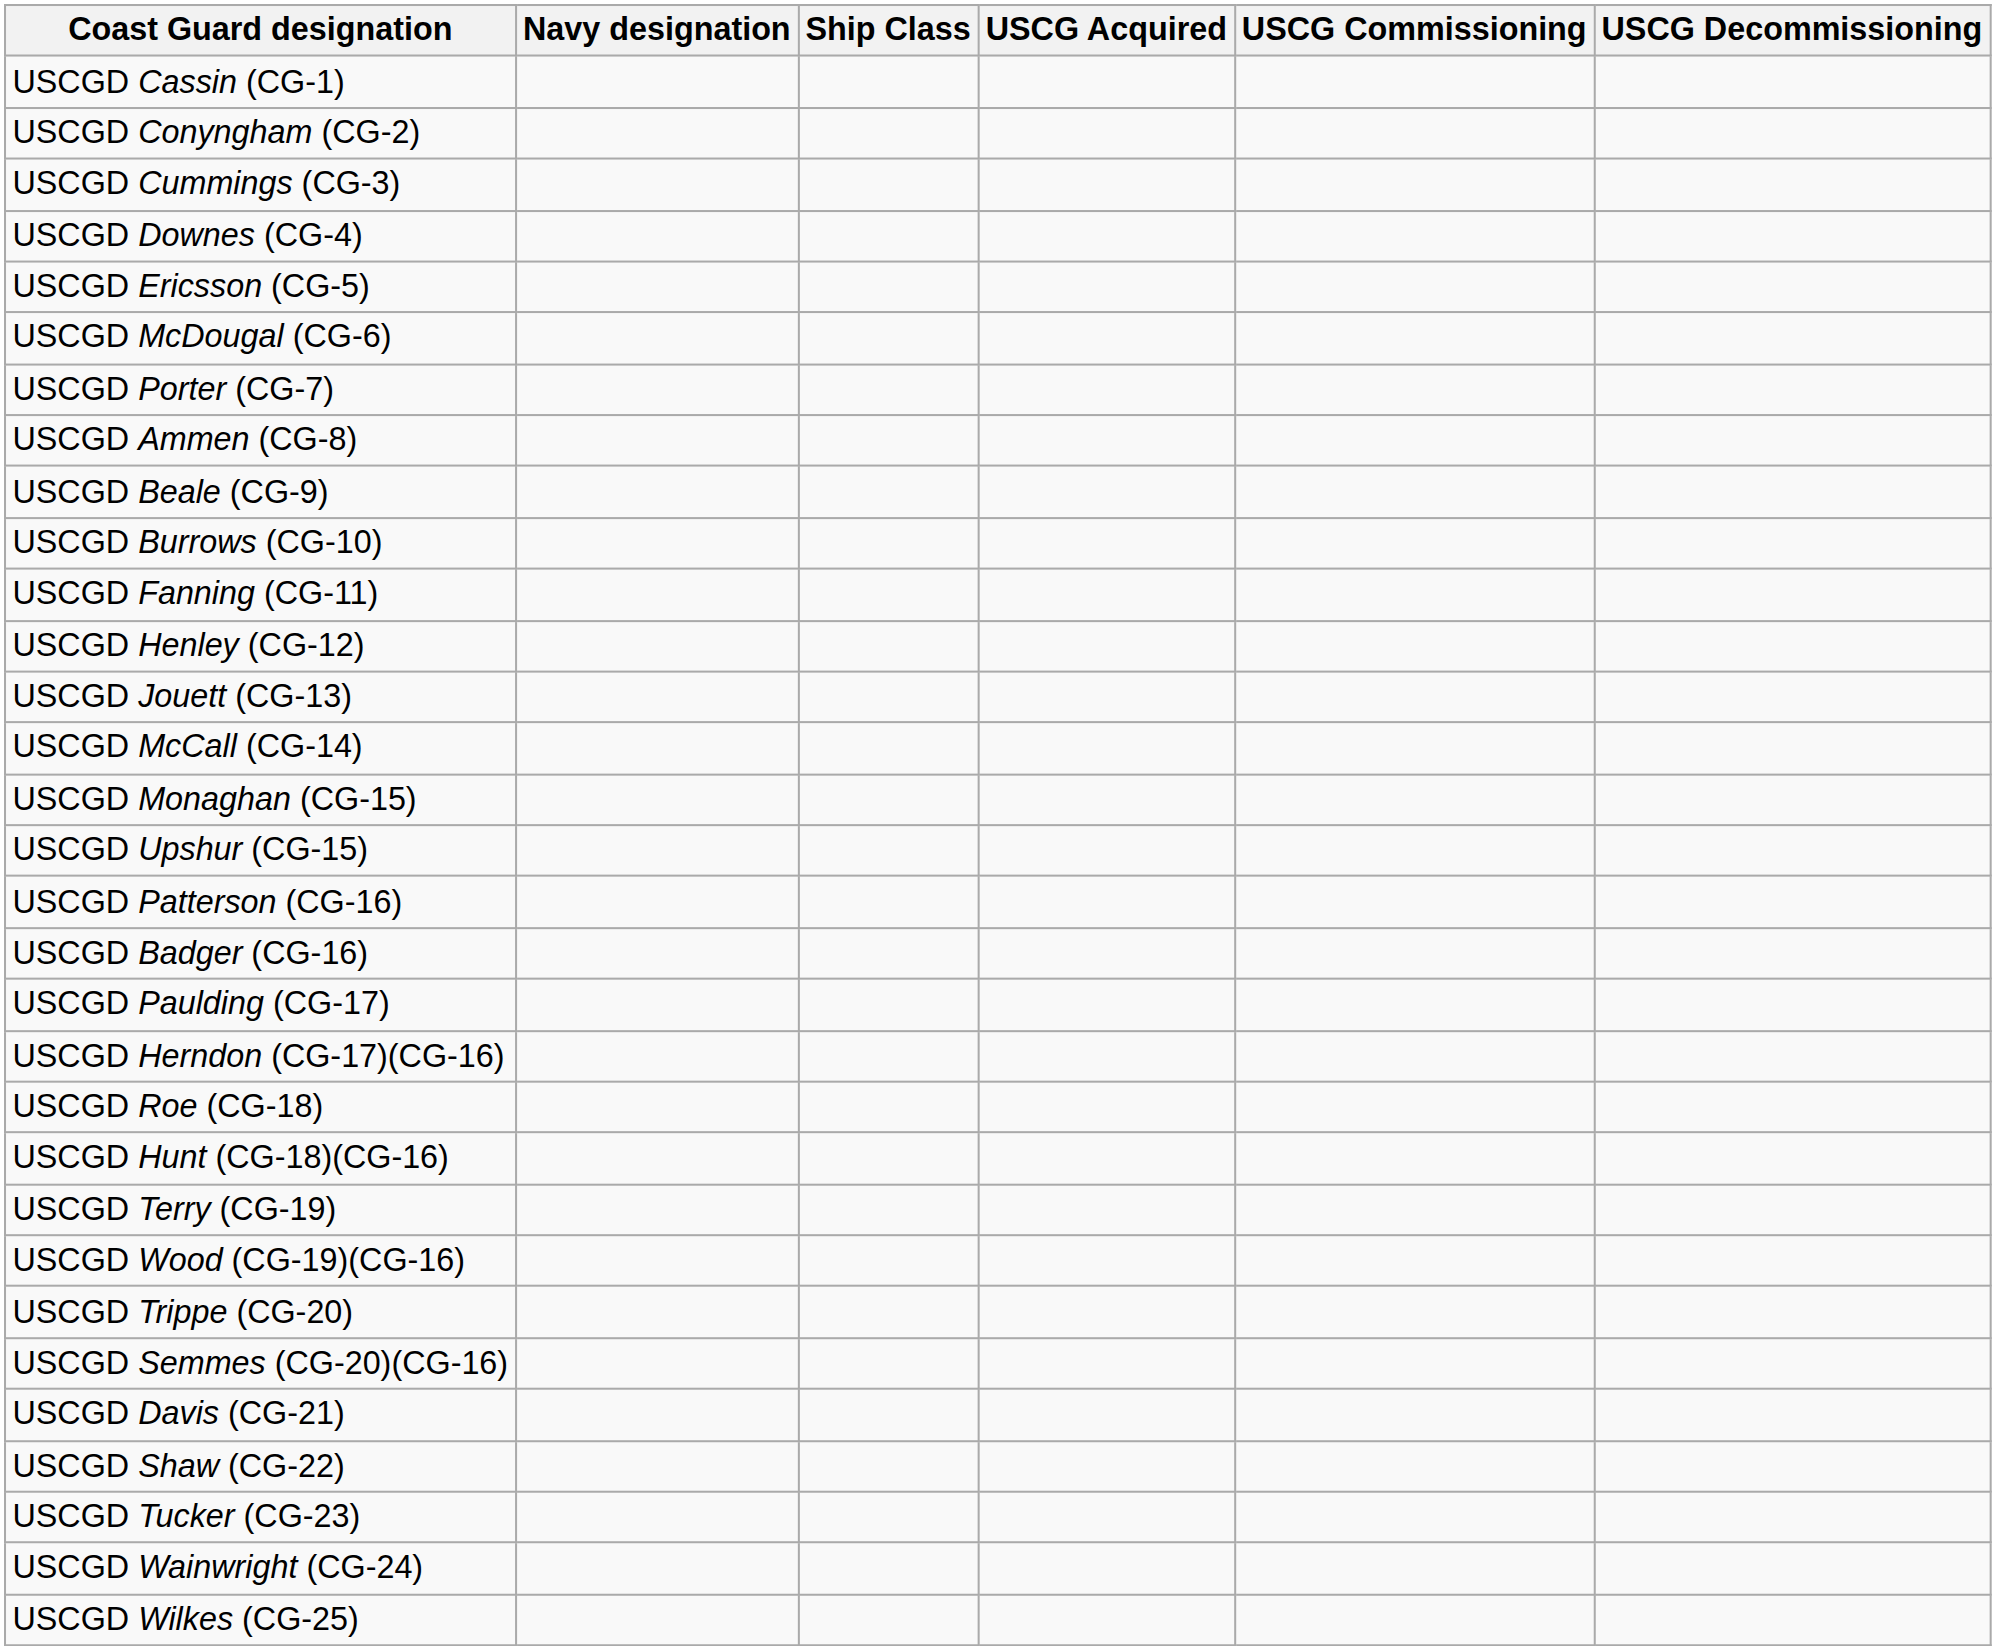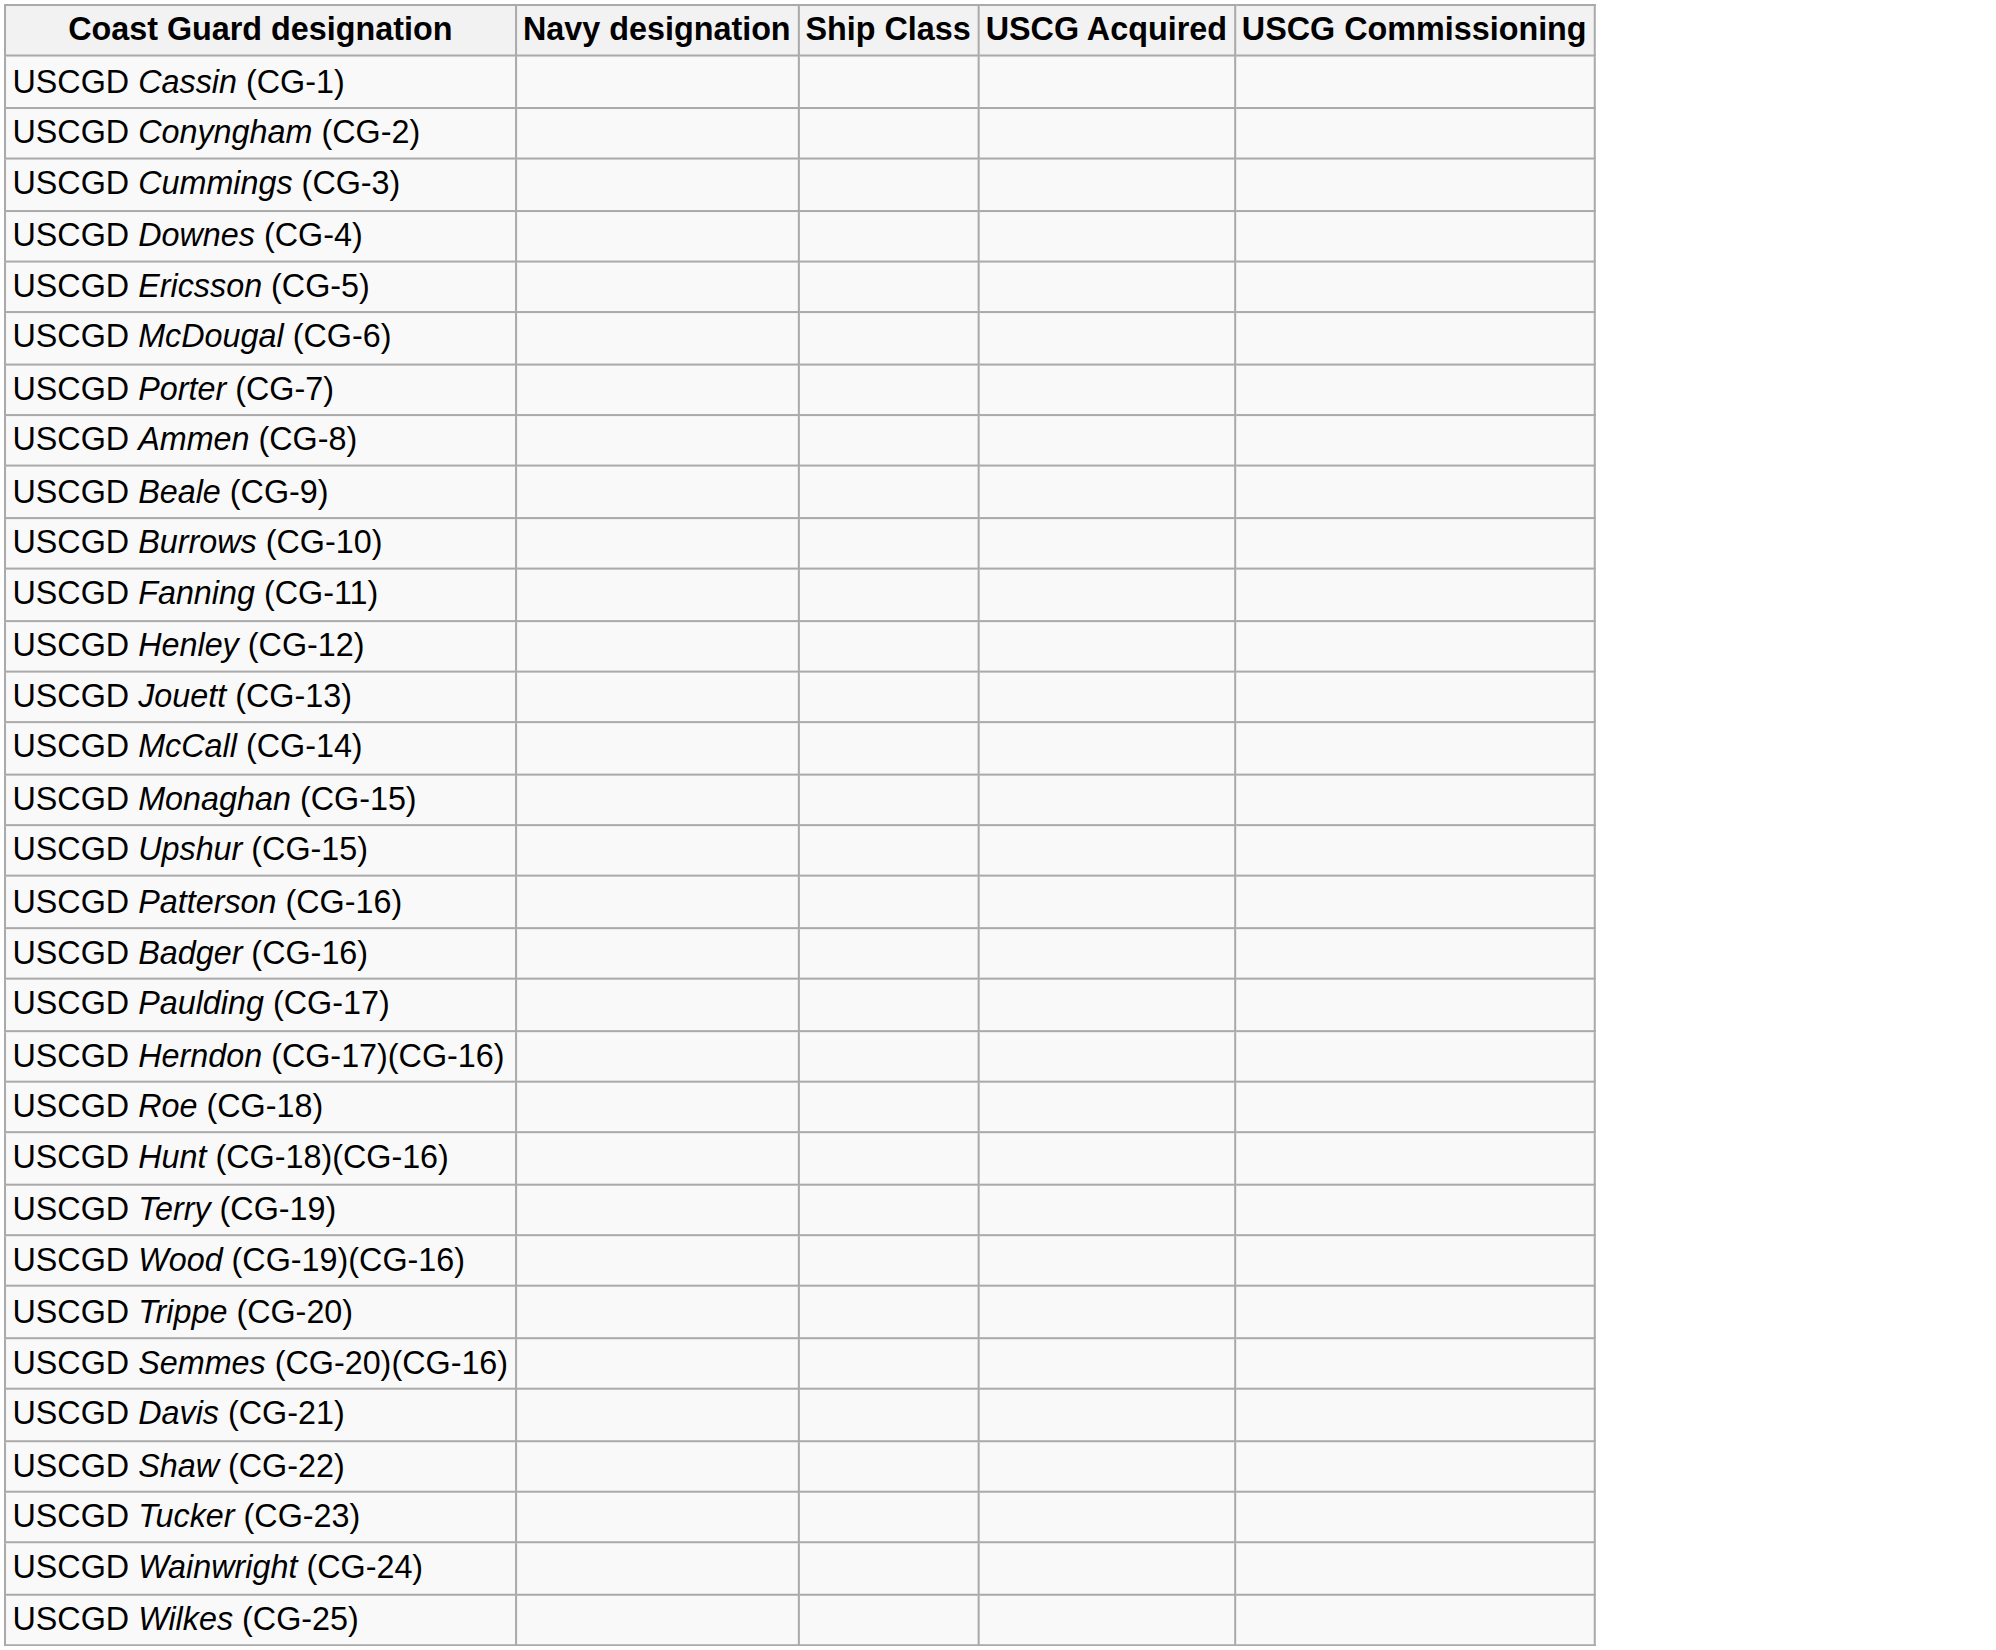- column: (1792, 30)
